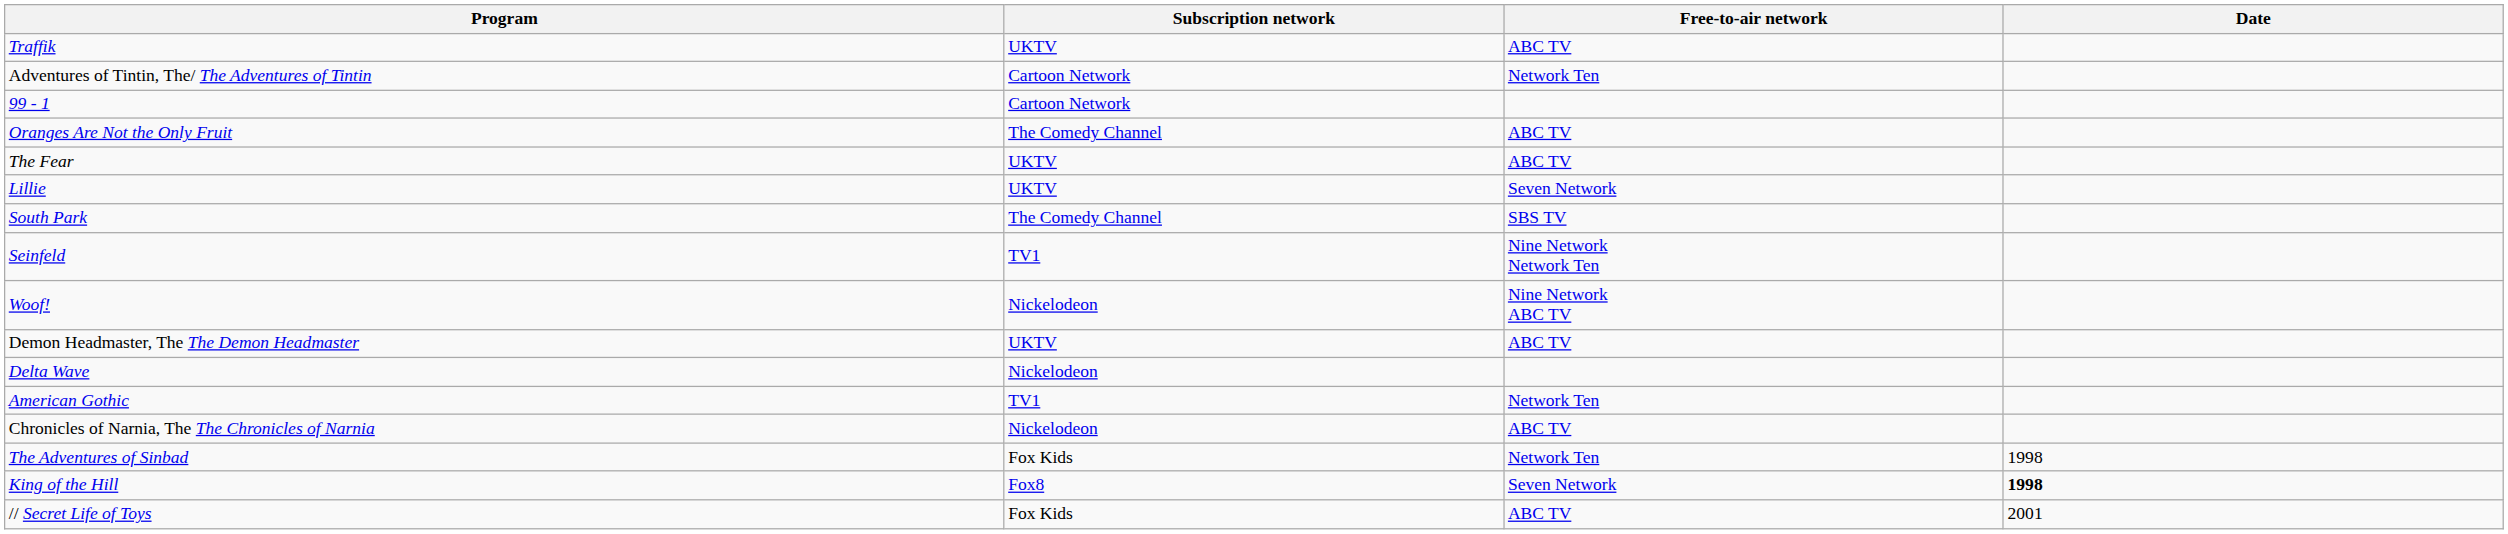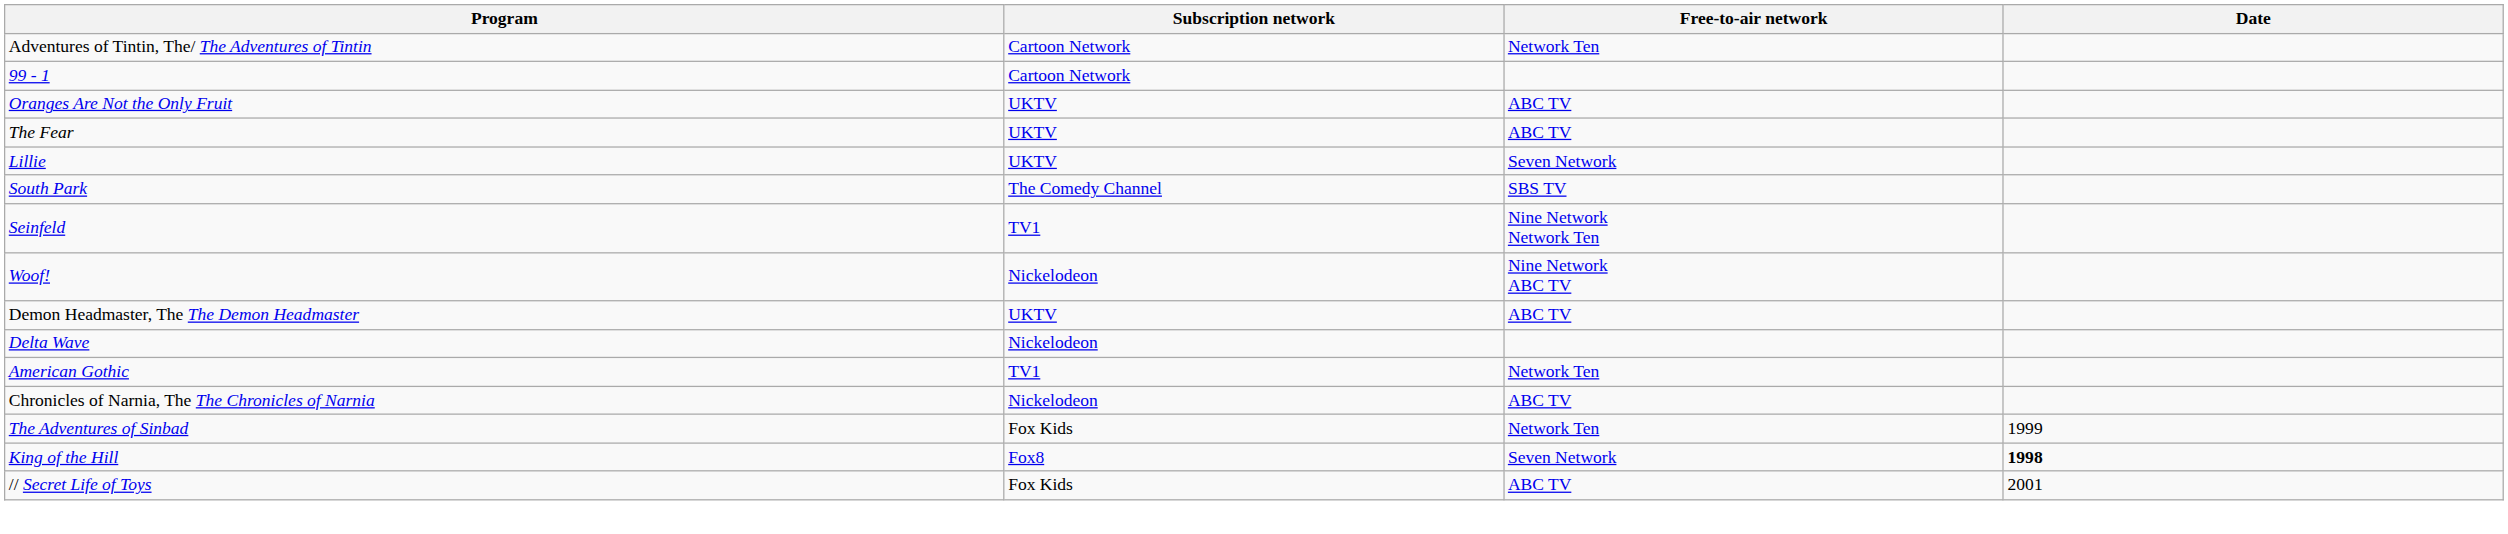- row: (32, 47)
(1085, 132) The Comedy Channel -> (1033, 103) UKTV
(2025, 456) 1998 -> (2025, 428) 1999
